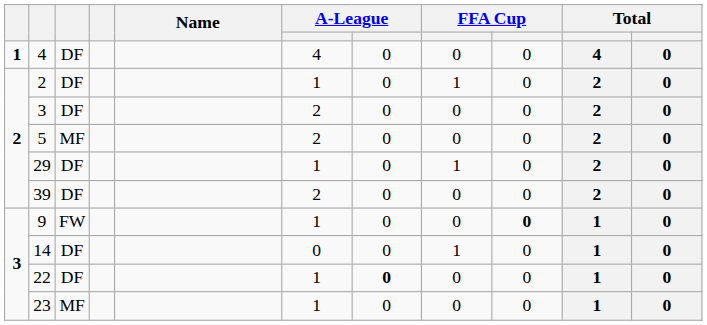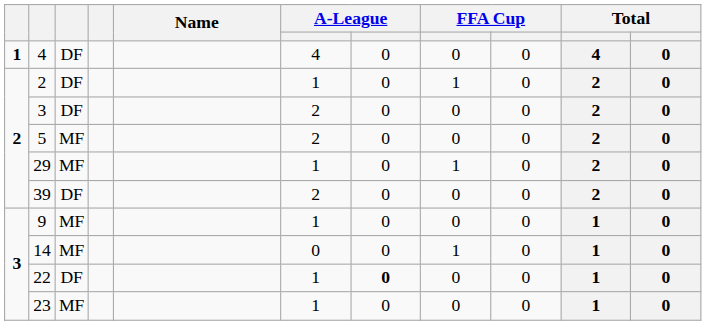(72, 166) DF -> (72, 166) MF
(72, 221) FW -> (72, 221) MF
(527, 221) bold -> (526, 221) normal
(72, 249) DF -> (72, 249) MF
